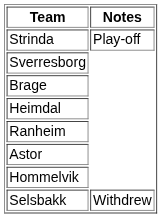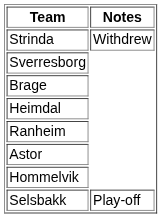(117, 40) Play-off -> (122, 40) Withdrew
(122, 200) Withdrew -> (117, 200) Play-off
